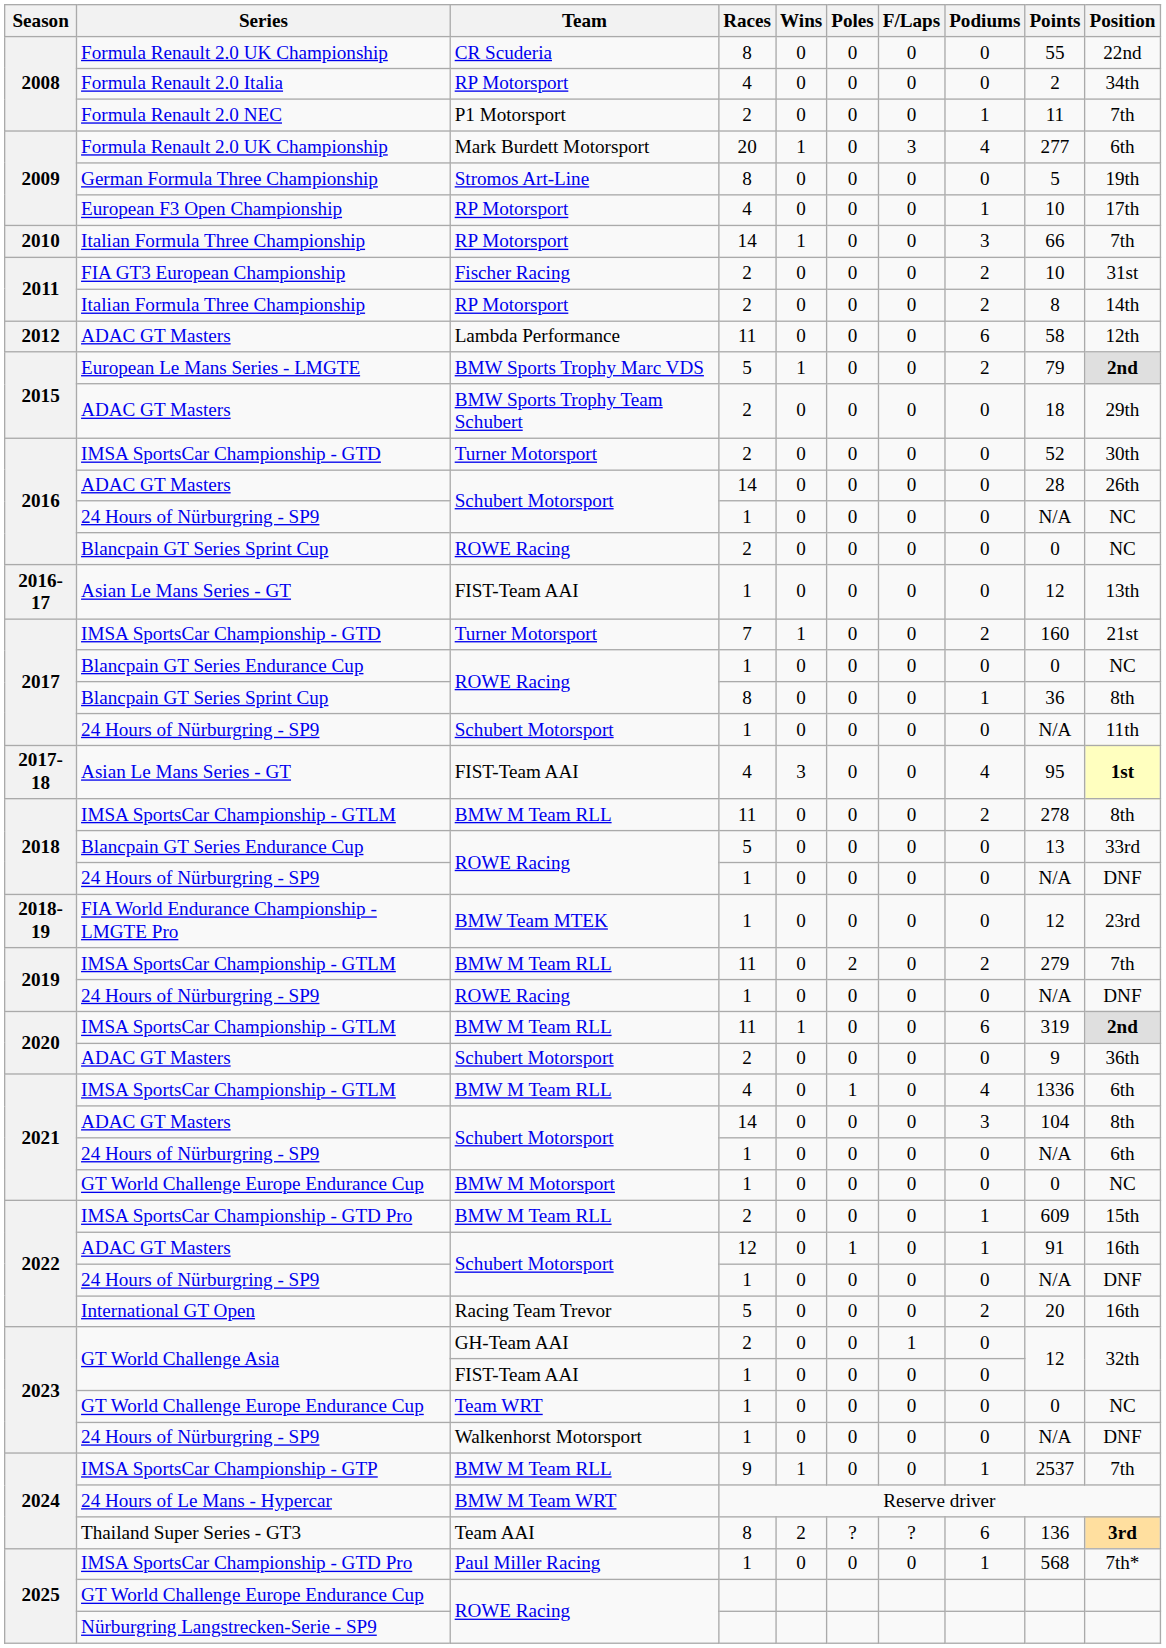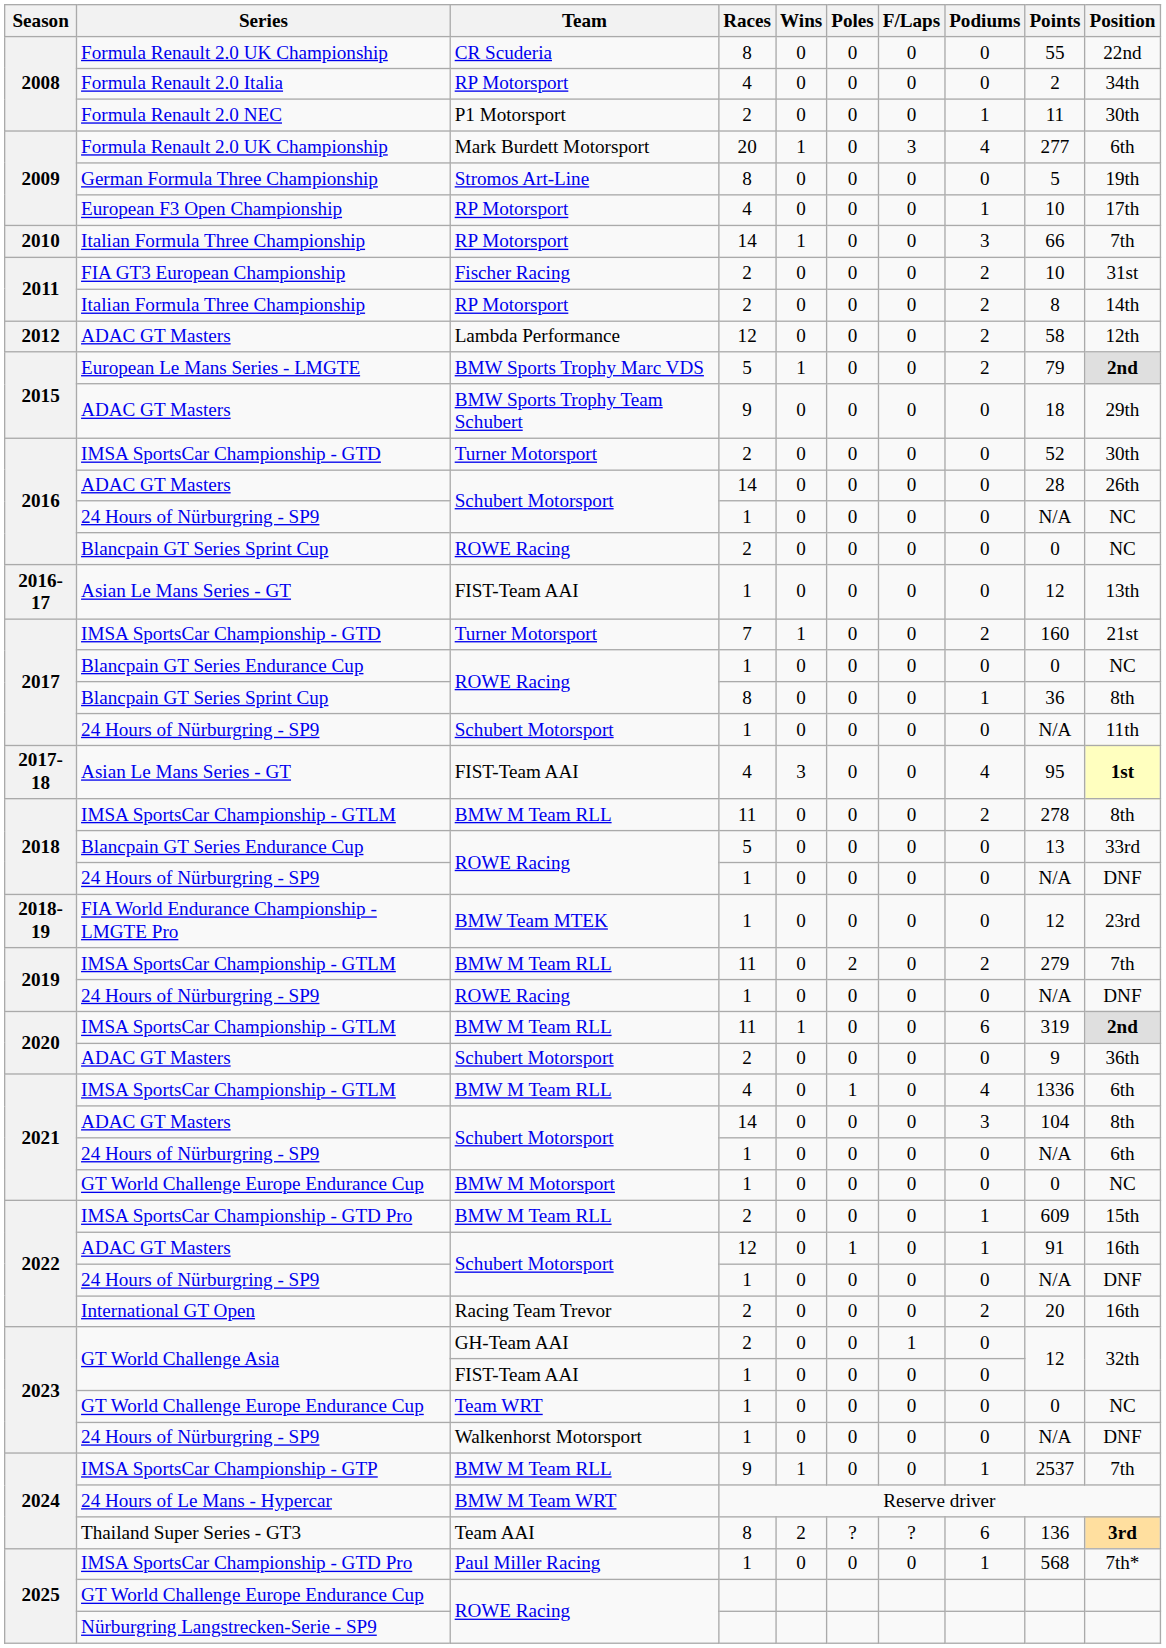(1122, 115) 7th -> (1122, 115) 30th
(747, 336) 11 -> (747, 336) 12
(985, 336) 6 -> (985, 336) 2
(747, 411) 2 -> (747, 411) 9
(747, 1311) 5 -> (747, 1311) 2
